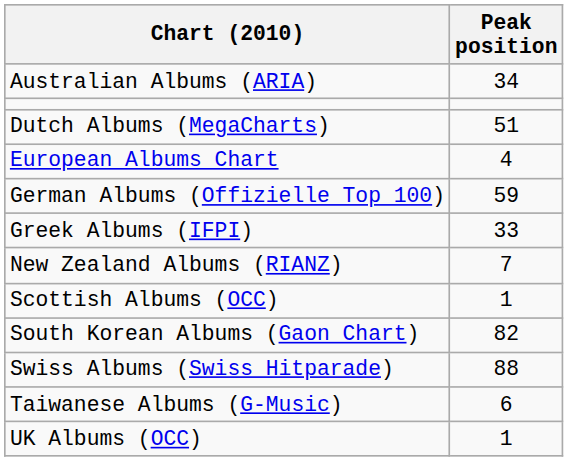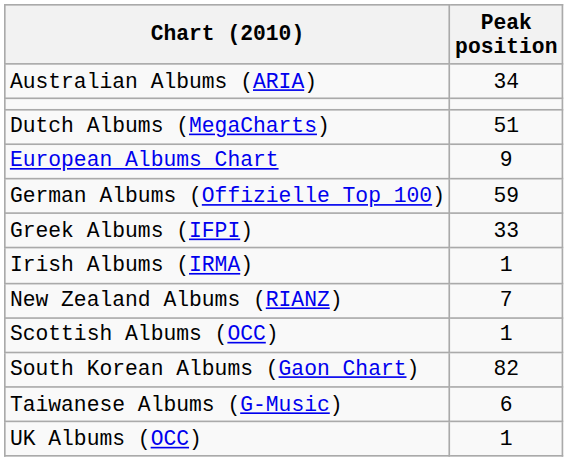(506, 161) 4 -> (506, 161) 9
+ row: (131, 265)
- row: (202, 370)
